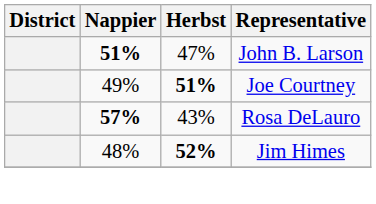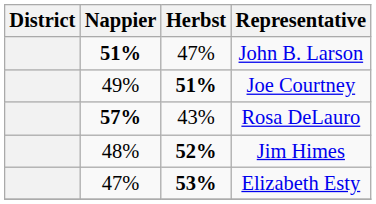+ row: (301, 183)
